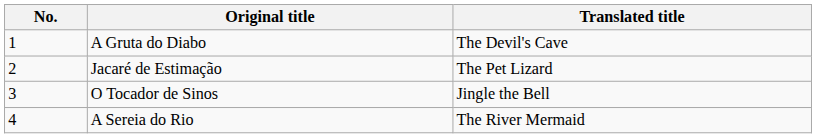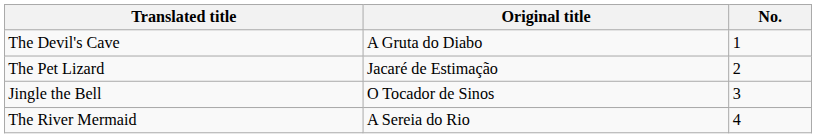columns swapped: (46, 17) <-> (632, 17)
